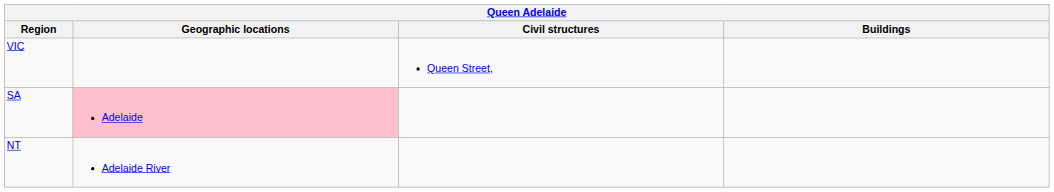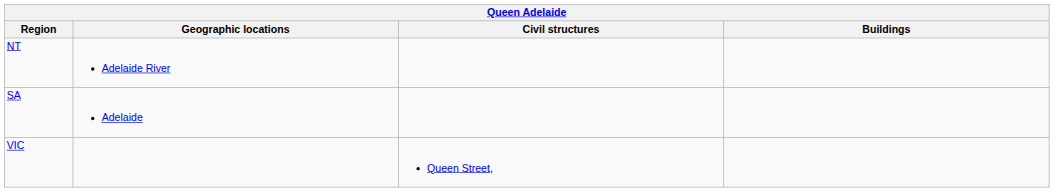rows swapped: (14, 145) <-> (16, 46)
(236, 118) pink background -> (236, 118) no background
